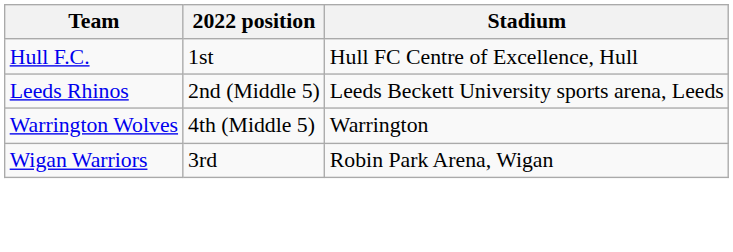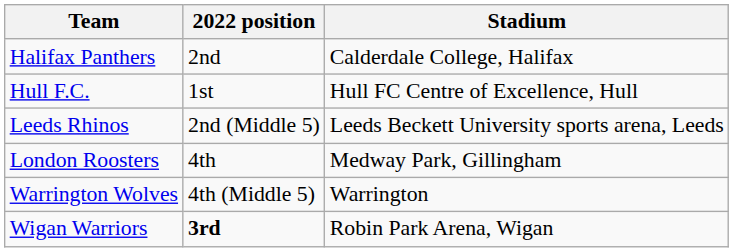+ row: (83, 56)
+ row: (84, 159)
(203, 159) normal -> (204, 228) bold
